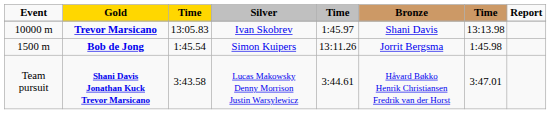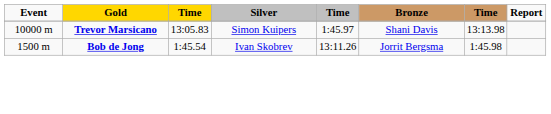(264, 30) Ivan Skobrev -> (264, 30) Simon Kuipers
(264, 47) Simon Kuipers -> (264, 47) Ivan Skobrev
- row: (116, 88)
